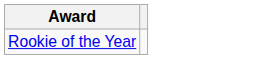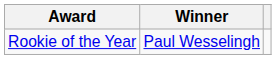+ column: (202, 16)
